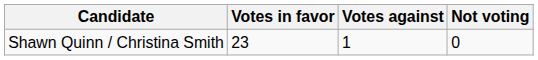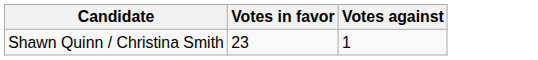- column: (490, 17)
